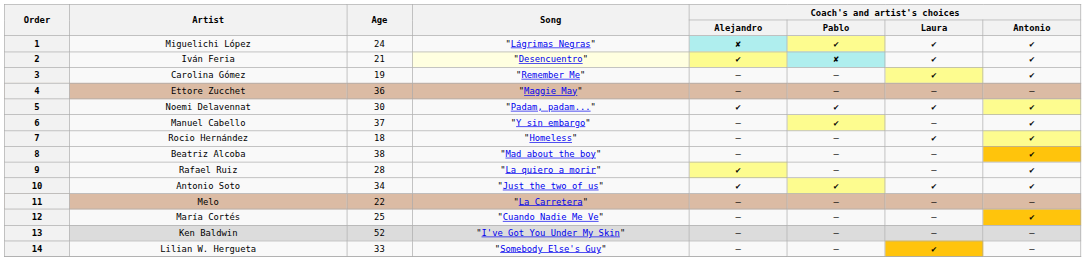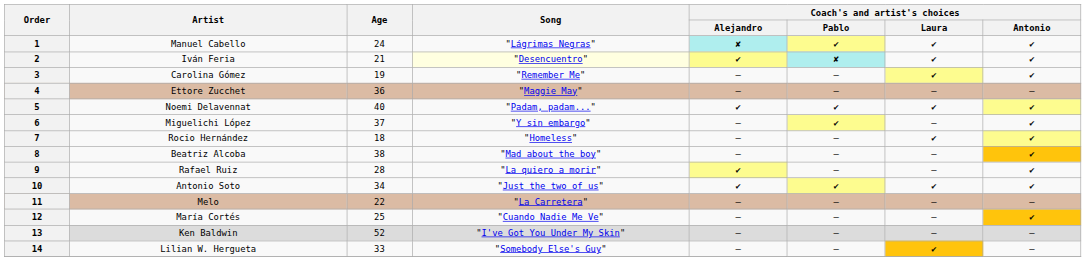(208, 44) Miguelichi López -> (208, 44) Manuel Cabello
(379, 107) 30 -> (379, 107) 40
(208, 123) Manuel Cabello -> (208, 123) Miguelichi López
